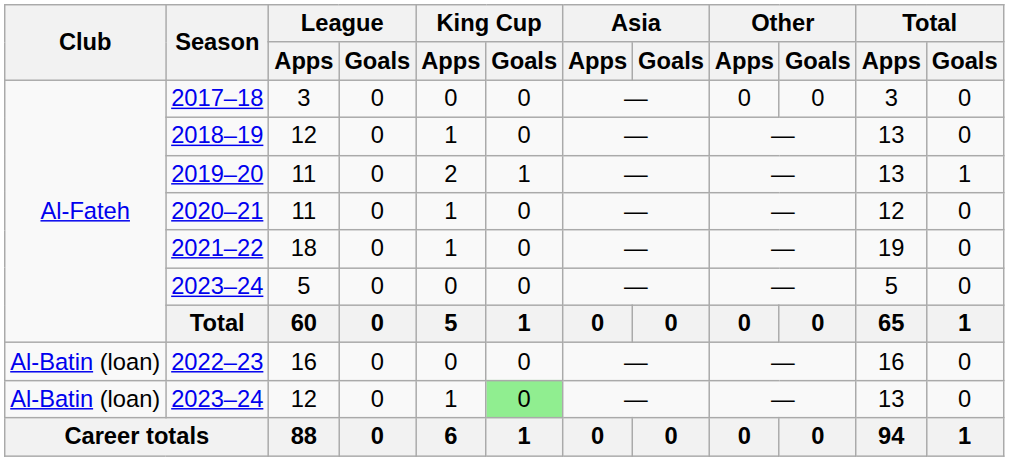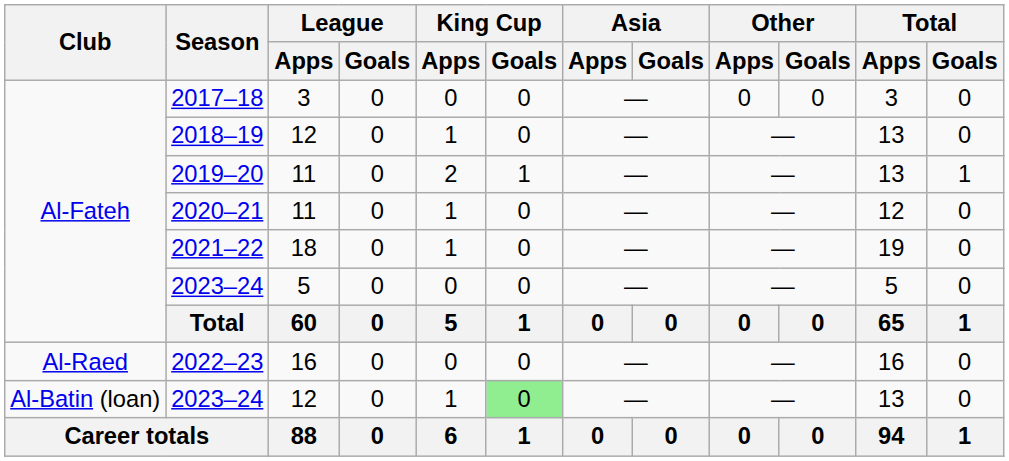(85, 361) Al-Batin (loan) -> (85, 361) Al-Raed
